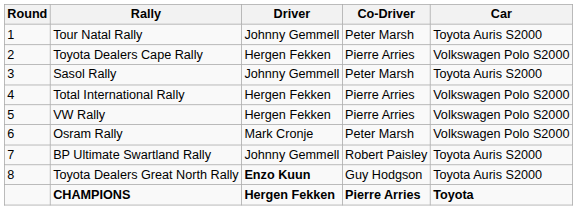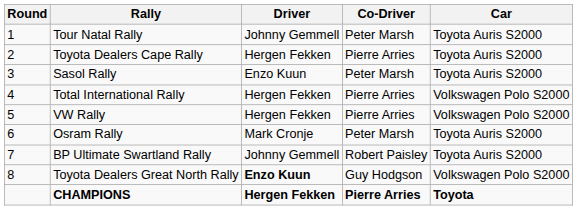(501, 54) Volkswagen Polo S2000 -> (488, 54) Toyota Auris S2000
(292, 74) Johnny Gemmell -> (275, 74) Enzo Kuun
(501, 134) Volkswagen Polo S2000 -> (488, 134) Toyota Auris S2000
(488, 174) Toyota Auris S2000 -> (501, 174) Volkswagen Polo S2000
